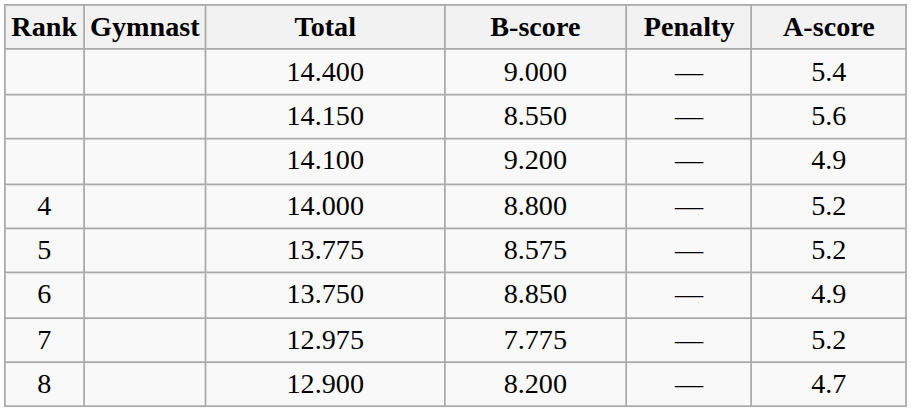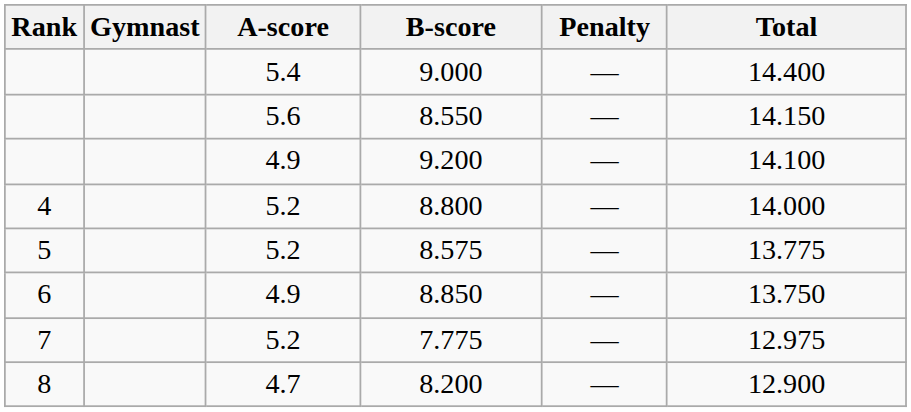columns swapped: (829, 26) <-> (325, 26)
